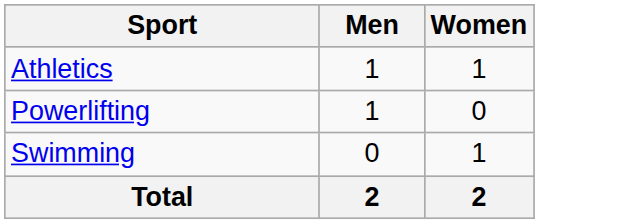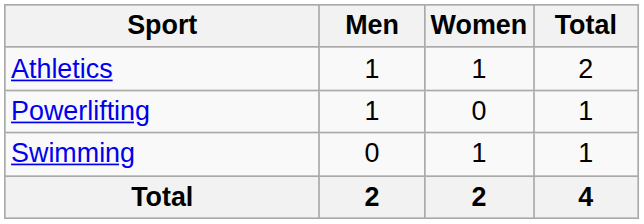+ column: (586, 25)
